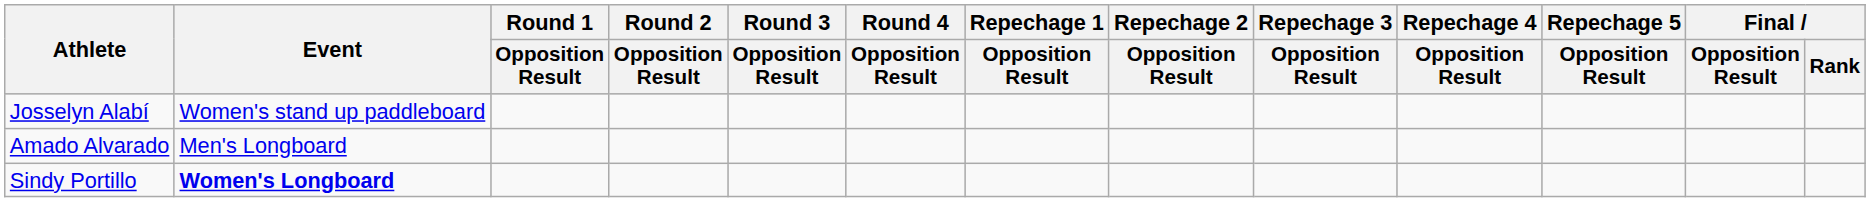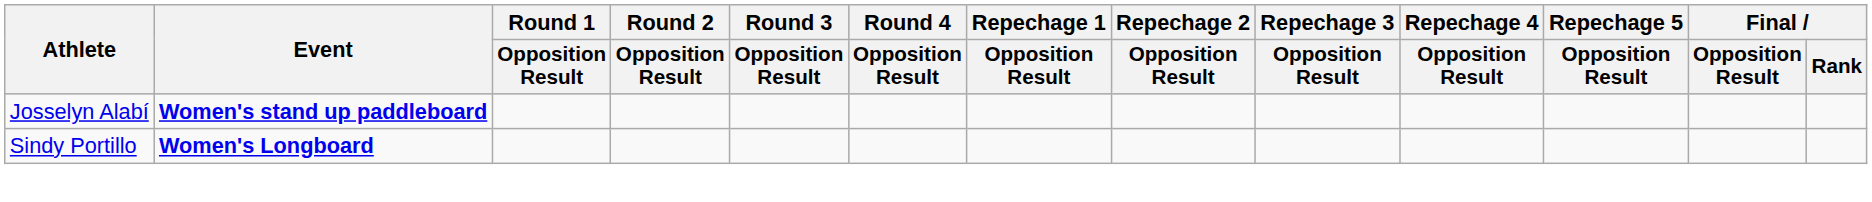(332, 112) normal -> (323, 112) bold
- row: (90, 146)
